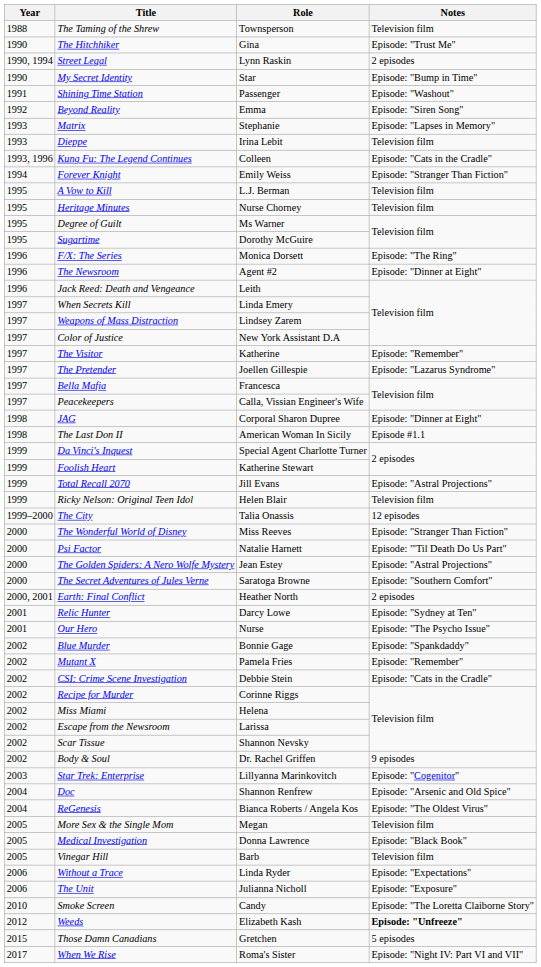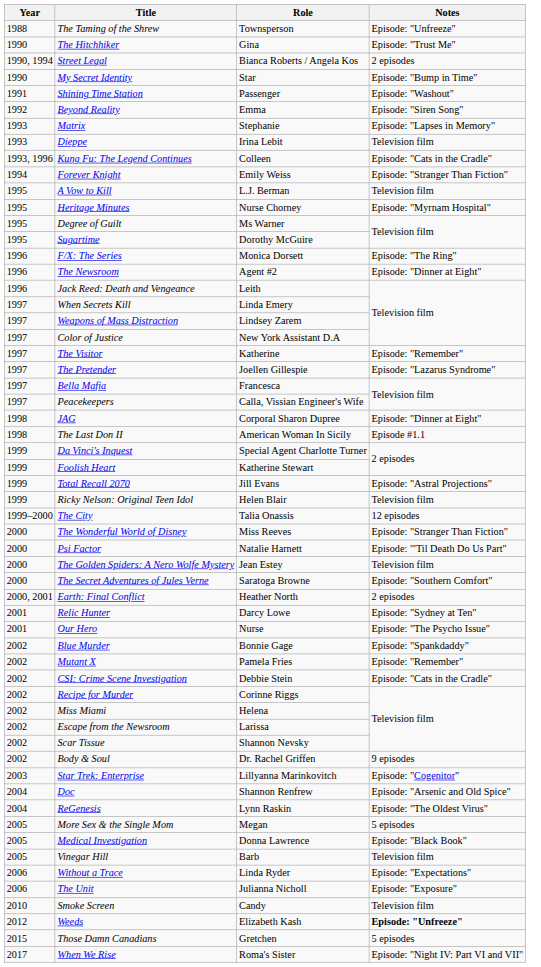(403, 28) Television film -> (414, 28) Episode: "Unfreeze"
(265, 61) Lynn Raskin -> (299, 61) Bianca Roberts / Angela Kos
(403, 207) Television film -> (431, 207) Episode: "Myrnam Hospital"
(432, 564) Episode: "Astral Projections" -> (403, 564) Television film
(299, 808) Bianca Roberts / Angela Kos -> (265, 808) Lynn Raskin
(403, 824) Television film -> (393, 824) 5 episodes
(453, 905) Episode: "The Loretta Claiborne Story" -> (403, 905) Television film
